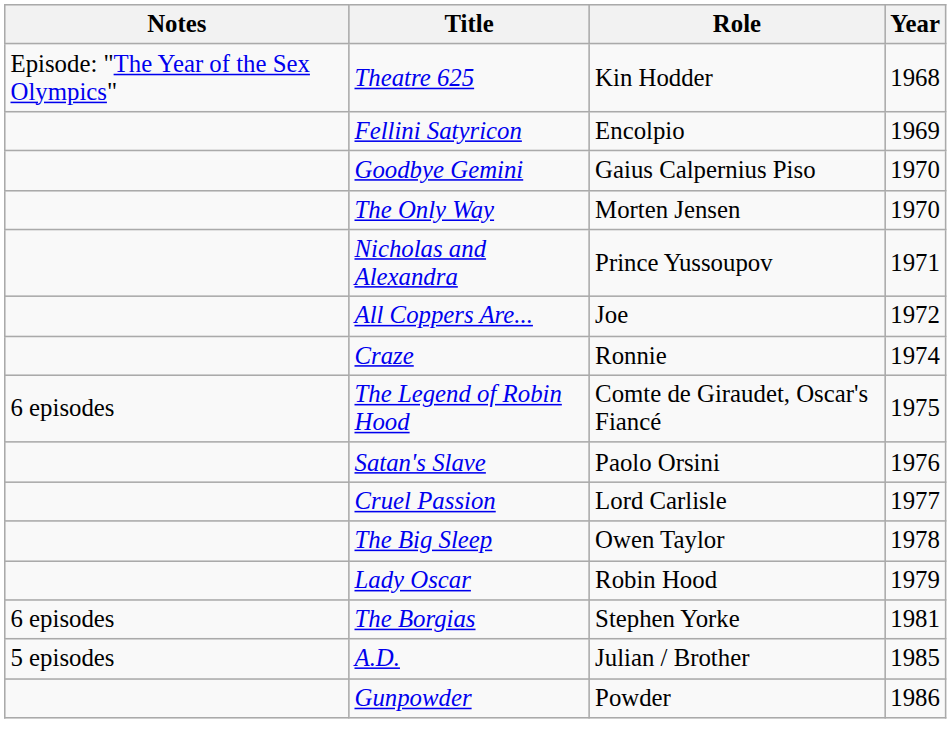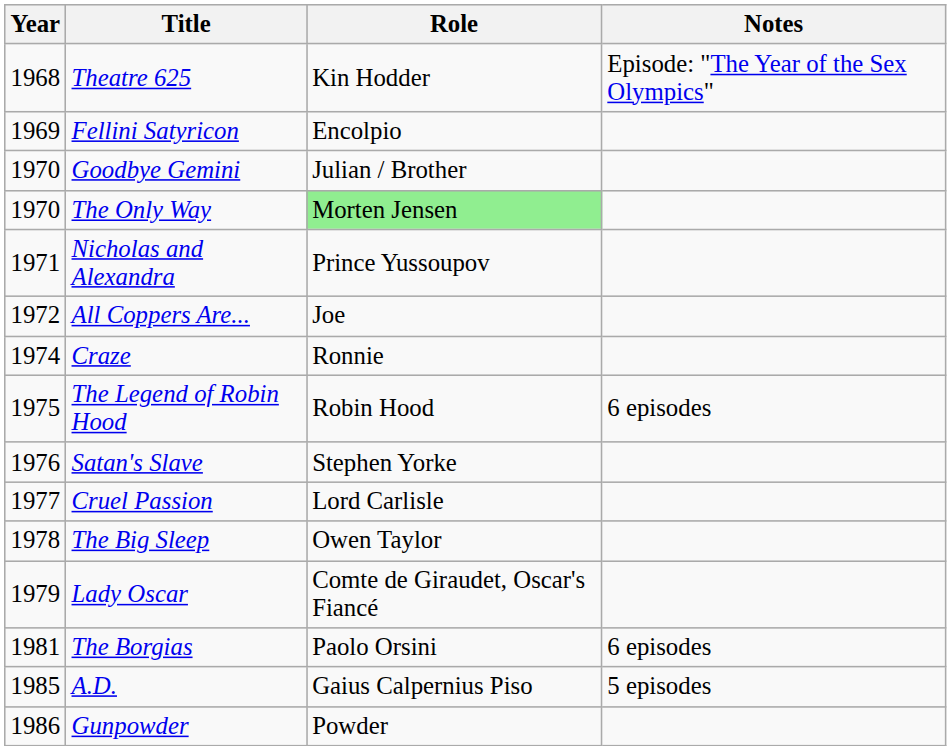columns swapped: (915, 24) <-> (177, 24)
(705, 170) Gaius Calpernius Piso -> (389, 170) Julian / Brother
(668, 209) no background -> (385, 209) lightgreen background
(732, 408) Comte de Giraudet, Oscar's Fiancé -> (373, 408) Robin Hood
(657, 461) Paolo Orsini -> (384, 461) Stephen Yorke
(656, 579) Robin Hood -> (449, 593) Comte de Giraudet, Oscar's Fiancé
(667, 619) Stephen Yorke -> (374, 647) Paolo Orsini
(672, 658) Julian / Brother -> (422, 686) Gaius Calpernius Piso
